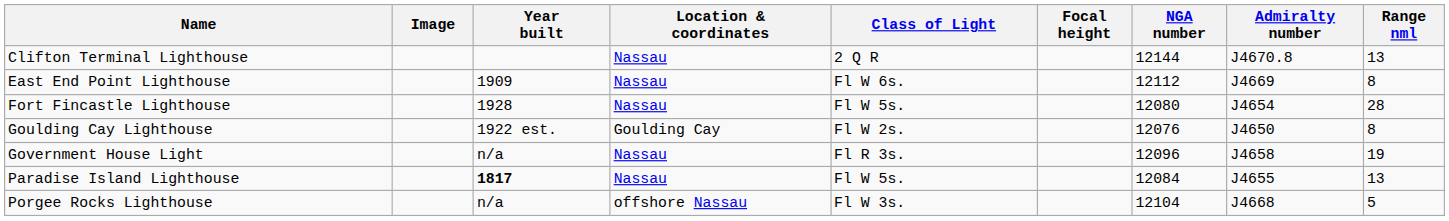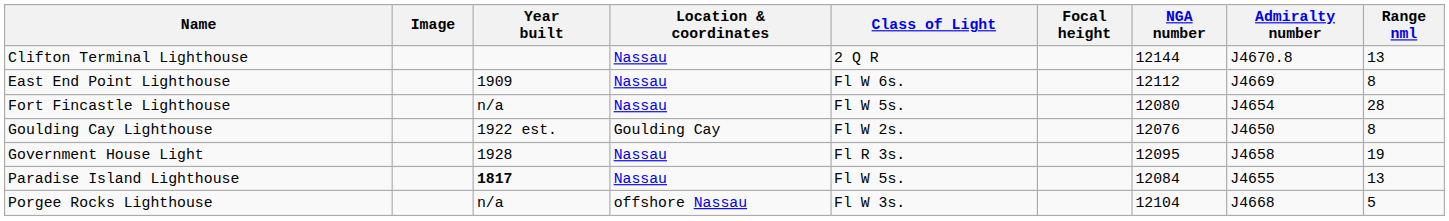(495, 106) 1928 -> (490, 106) n/a
(490, 155) n/a -> (495, 155) 1928
(1158, 155) 12096 -> (1158, 155) 12095
